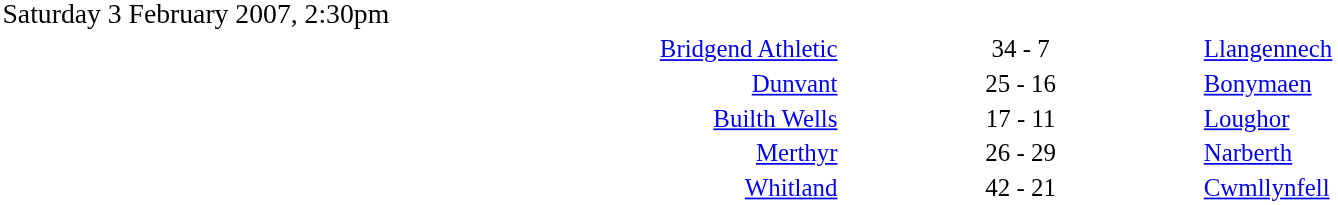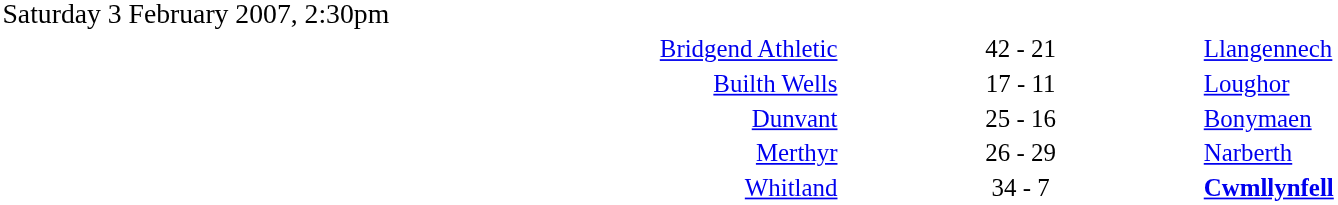(1021, 49) 34 - 7 -> (1021, 49) 42 - 21
rows swapped: (775, 118) <-> (795, 83)
(1021, 187) 42 - 21 -> (1021, 187) 34 - 7
(1267, 187) normal -> (1269, 187) bold
